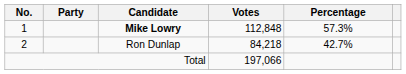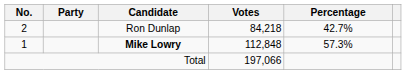rows swapped: (153, 28) <-> (153, 45)
